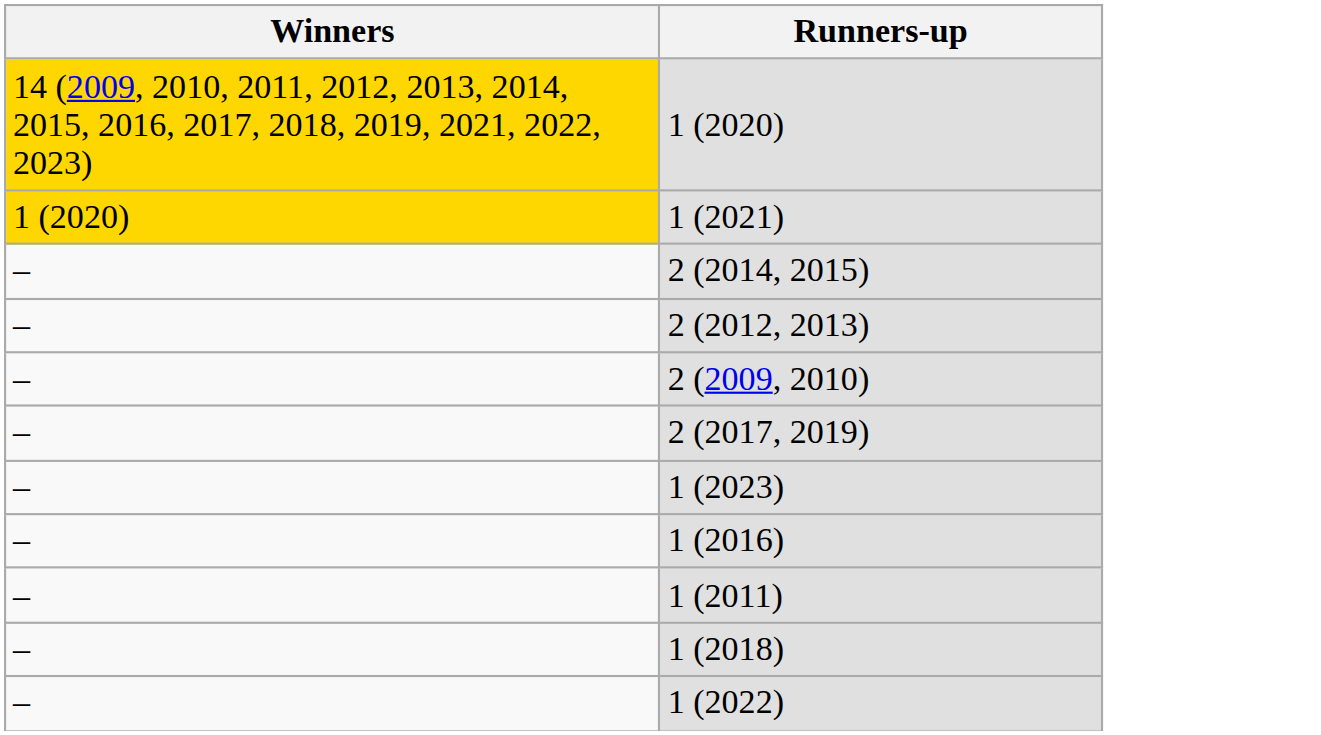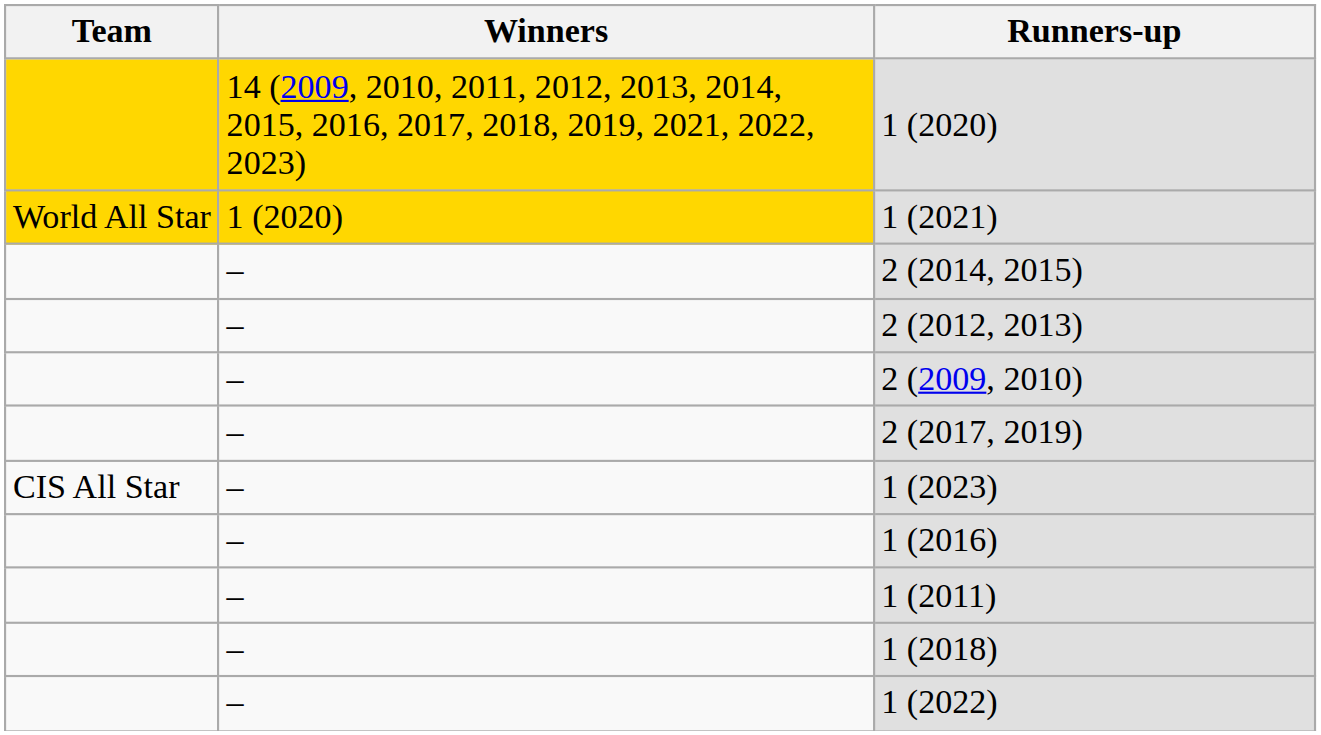+ column: (112, 31)
